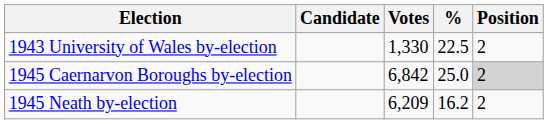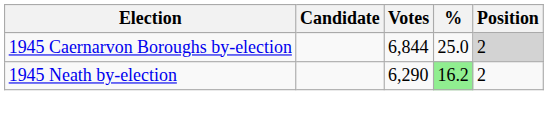- row: (143, 47)
(408, 75) 6,842 -> (408, 47) 6,844
(408, 103) 6,209 -> (408, 75) 6,290
(453, 103) no background -> (453, 75) lightgreen background
